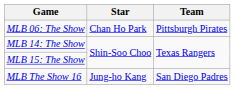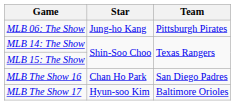(118, 28) Chan Ho Park -> (118, 28) Jung-ho Kang
(118, 76) Jung-ho Kang -> (118, 76) Chan Ho Park
+ row: (44, 92)
